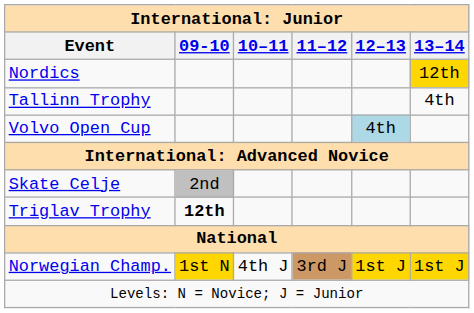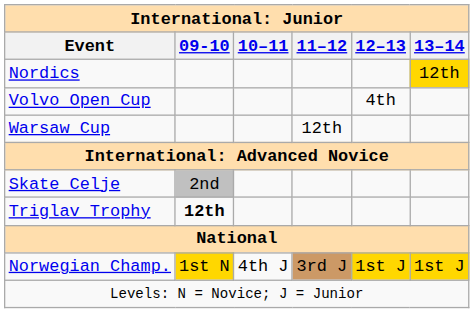- row: (80, 101)
(381, 129) lightblue background -> (381, 101) no background
+ row: (59, 129)
